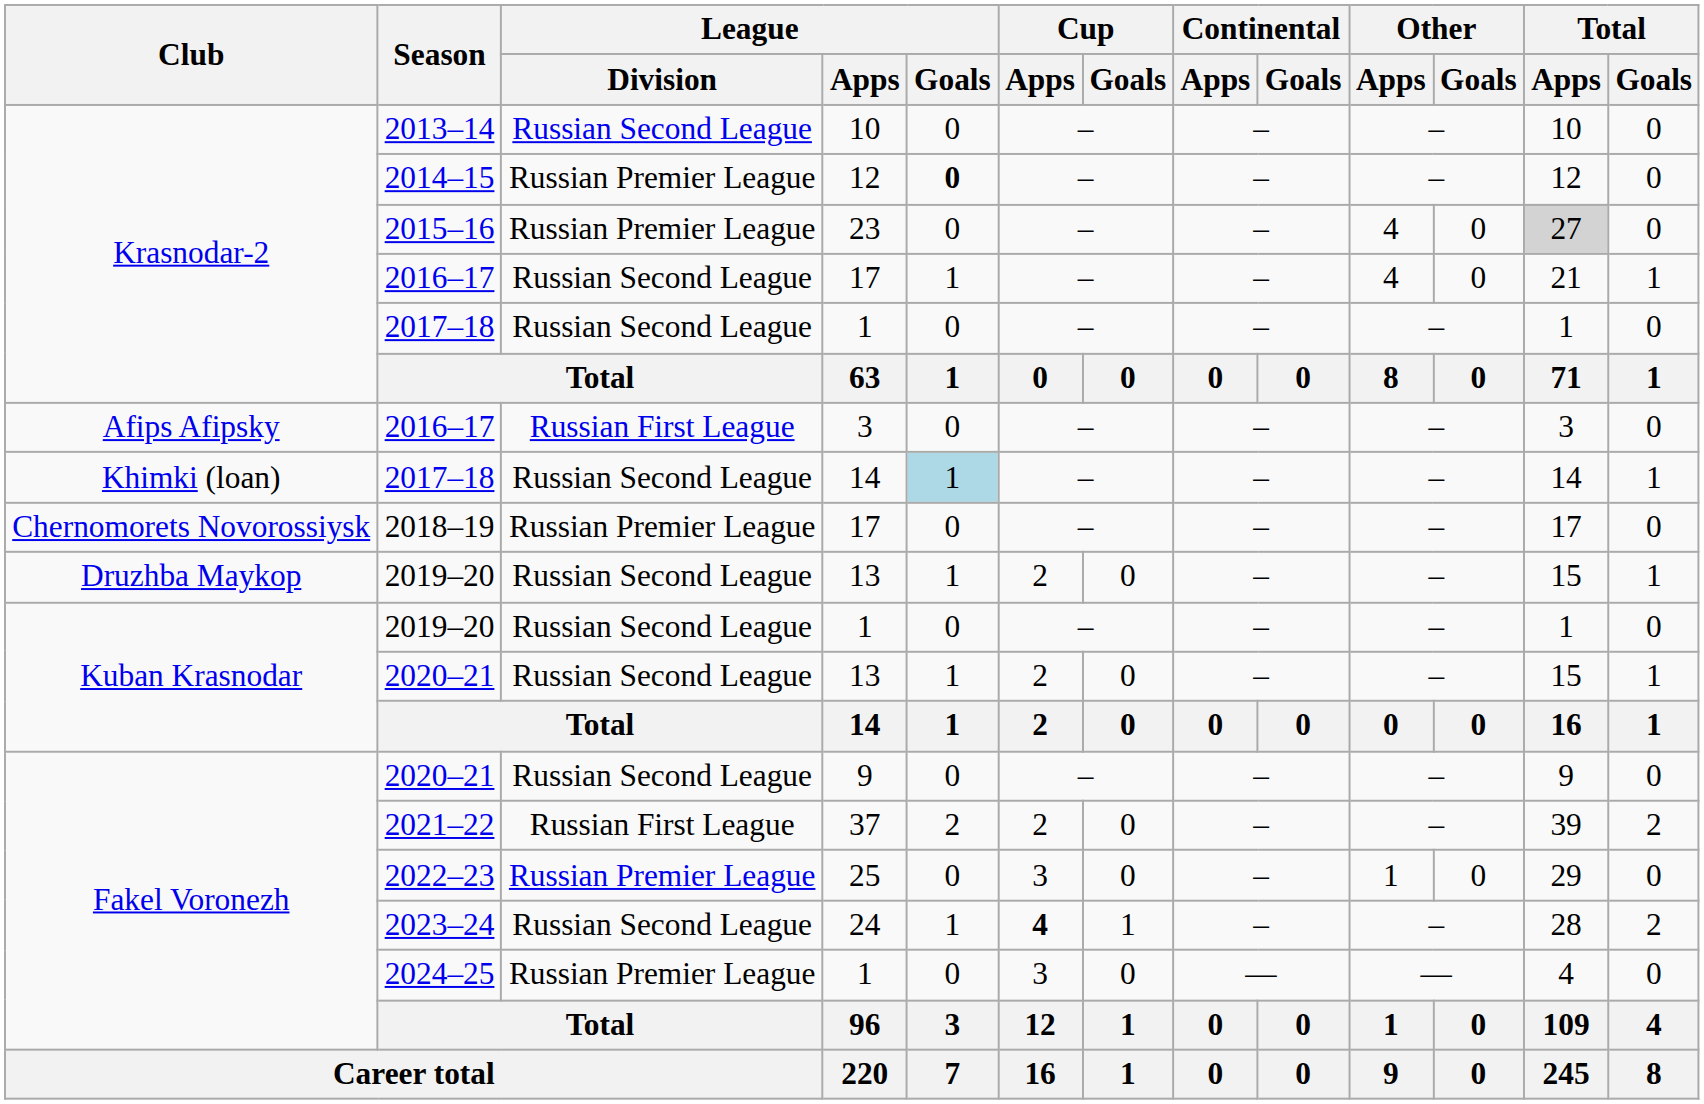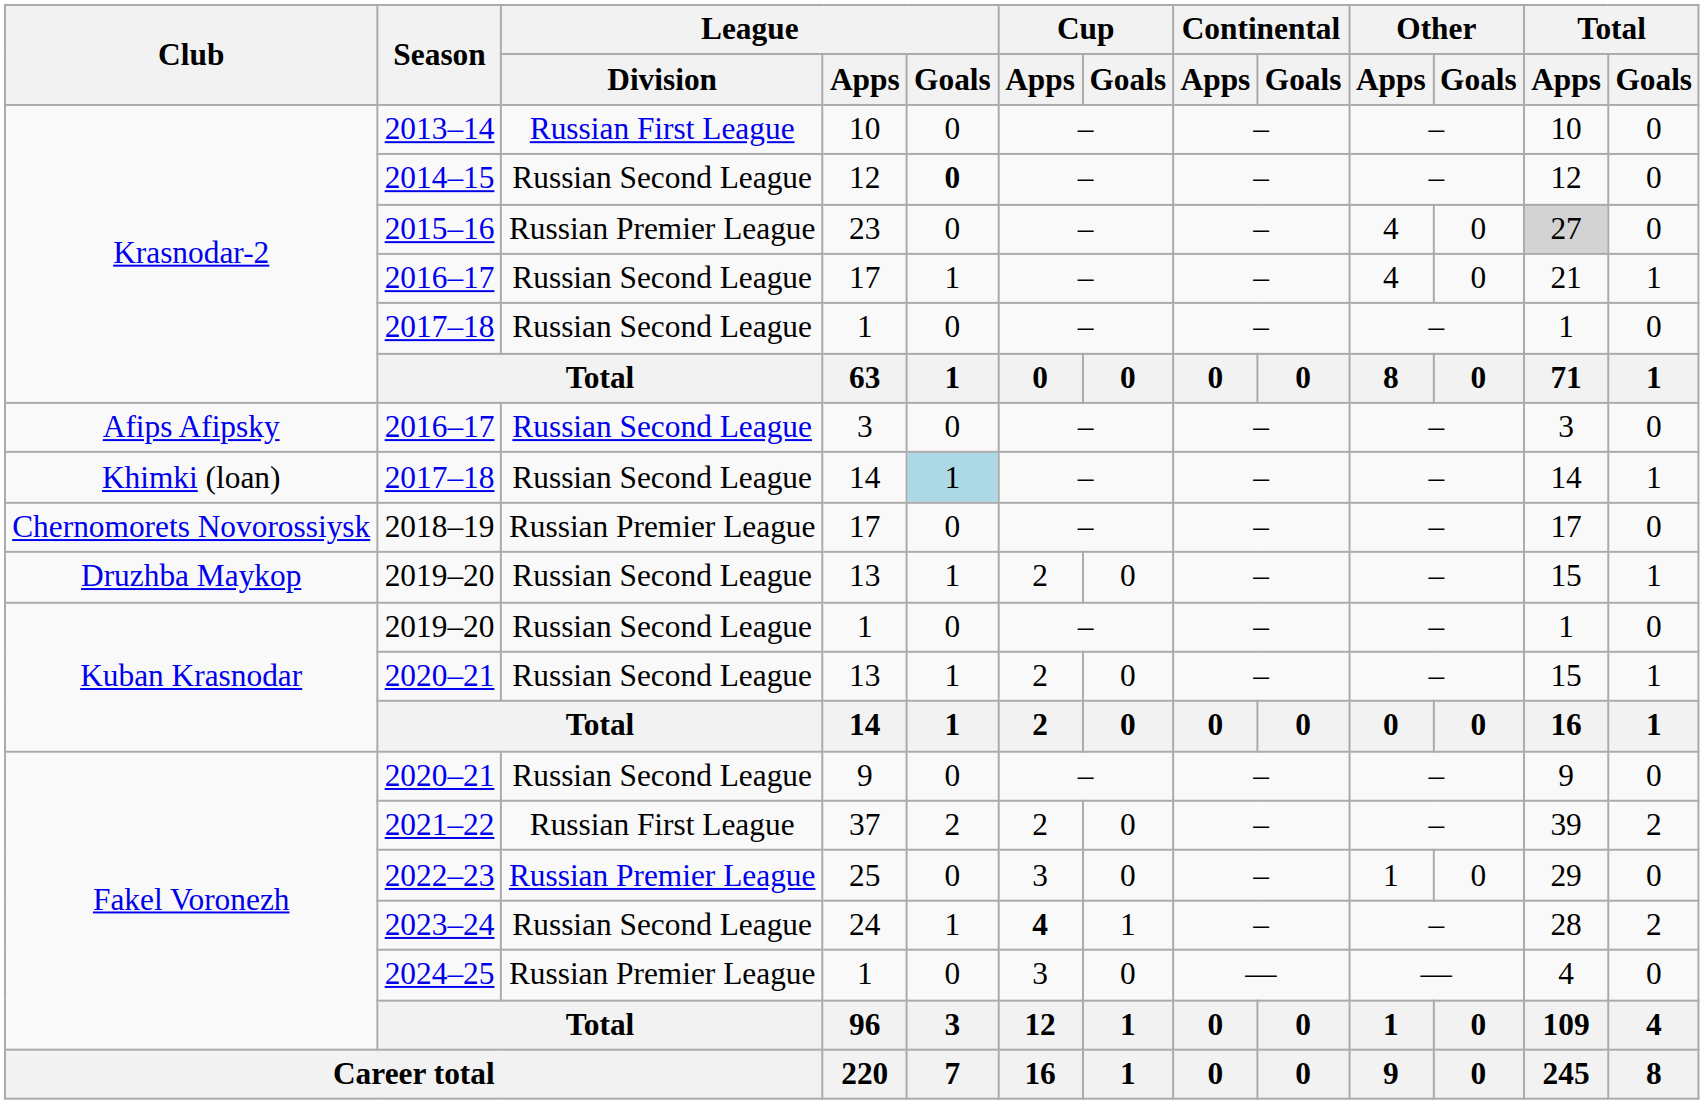(662, 128) Russian Second League -> (662, 128) Russian First League
(662, 178) Russian Premier League -> (662, 178) Russian Second League
(662, 427) Russian First League -> (662, 427) Russian Second League
